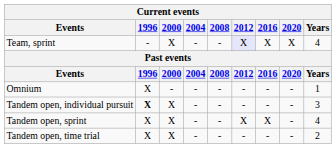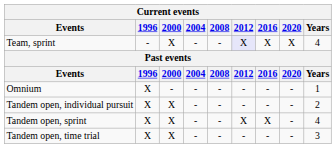(148, 105) bold -> (148, 105) normal
(318, 105) 3 -> (318, 105) 2
(318, 136) 2 -> (318, 136) 3
